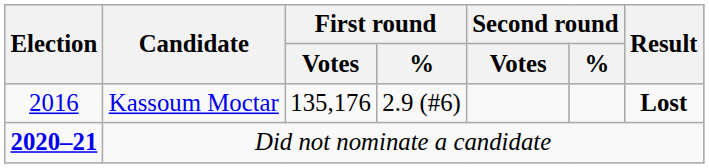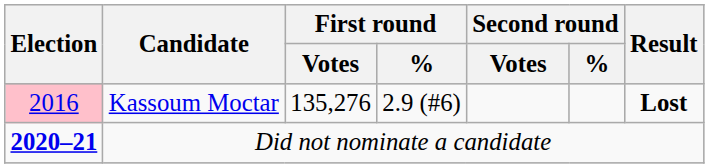(54, 102) no background -> (54, 102) pink background
(331, 102) 135,176 -> (331, 102) 135,276
